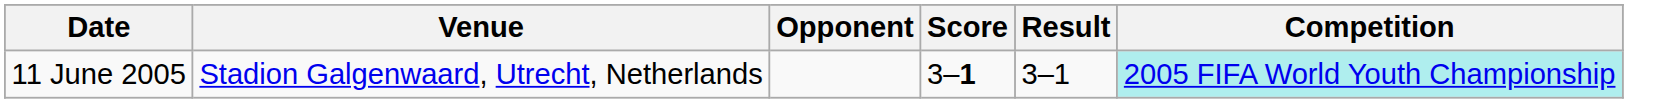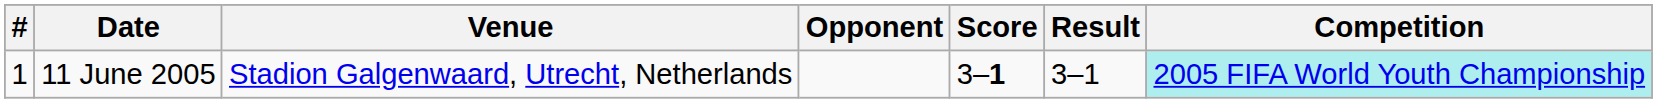+ column: (20, 27)
